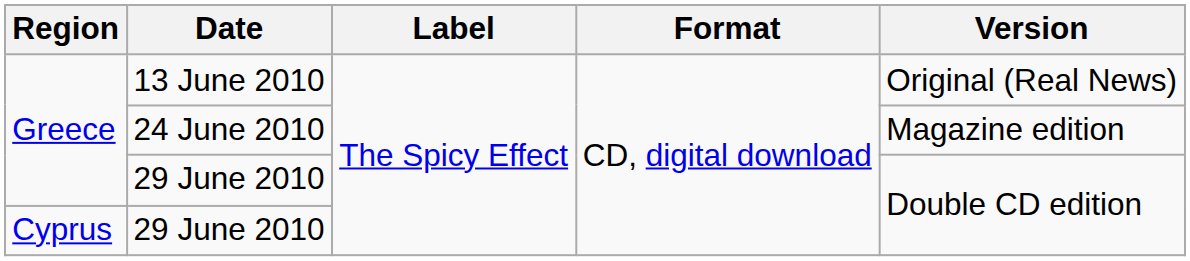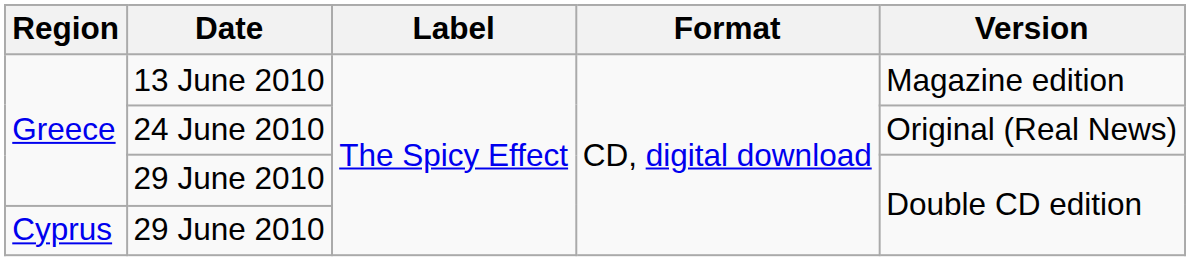(1032, 79) Original (Real News) -> (1005, 79) Magazine edition
(1005, 129) Magazine edition -> (1032, 129) Original (Real News)
